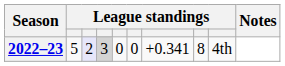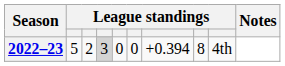(89, 49) lavender background -> (89, 49) no background
(168, 49) +0.341 -> (168, 49) +0.394
